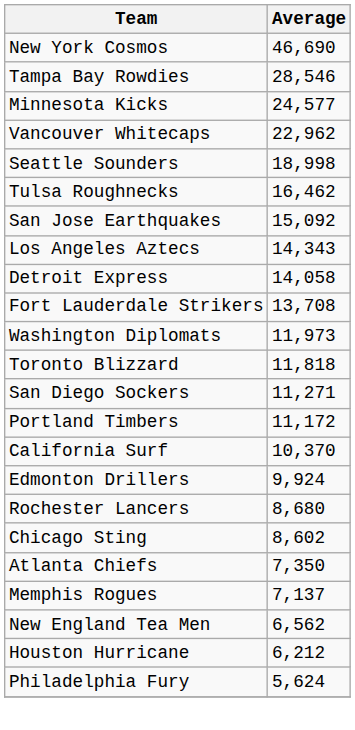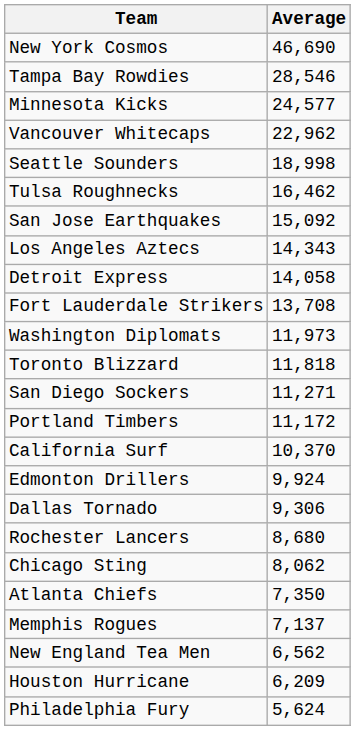+ row: (83, 509)
(298, 538) 8,602 -> (298, 567) 8,062
(298, 653) 6,212 -> (298, 682) 6,209
